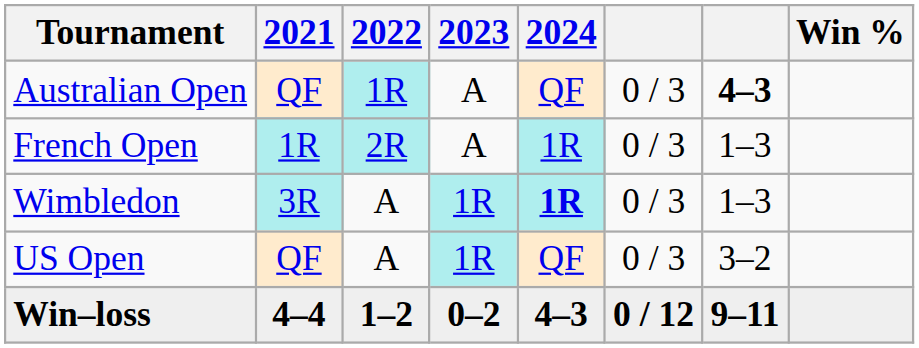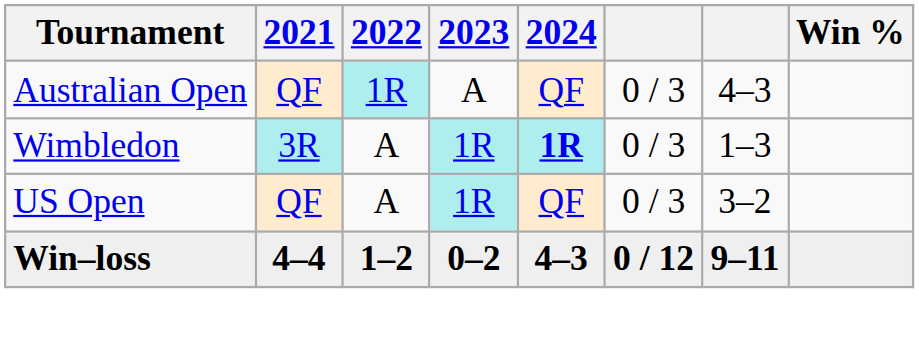(745, 88) bold -> (745, 88) normal
- row: (106, 145)
